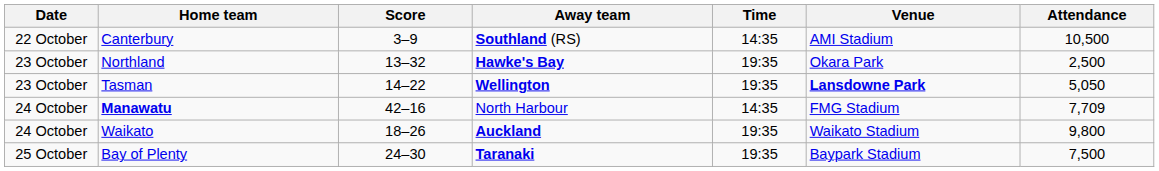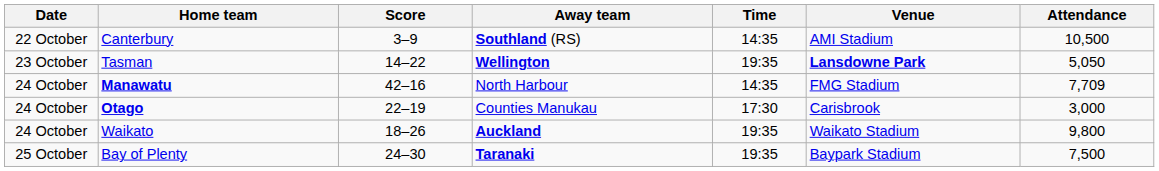- row: (133, 62)
+ row: (122, 108)
